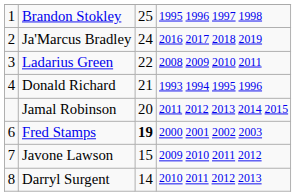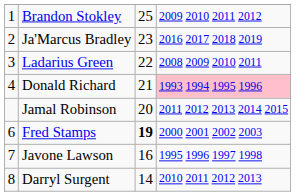(211, 16) 1995 1996 1997 1998 -> (210, 16) 2009 2010 2011 2012
(145, 39) 24 -> (145, 39) 23
(211, 86) no background -> (211, 86) pink background
(145, 156) 15 -> (145, 156) 16
(210, 156) 2009 2010 2011 2012 -> (211, 156) 1995 1996 1997 1998
